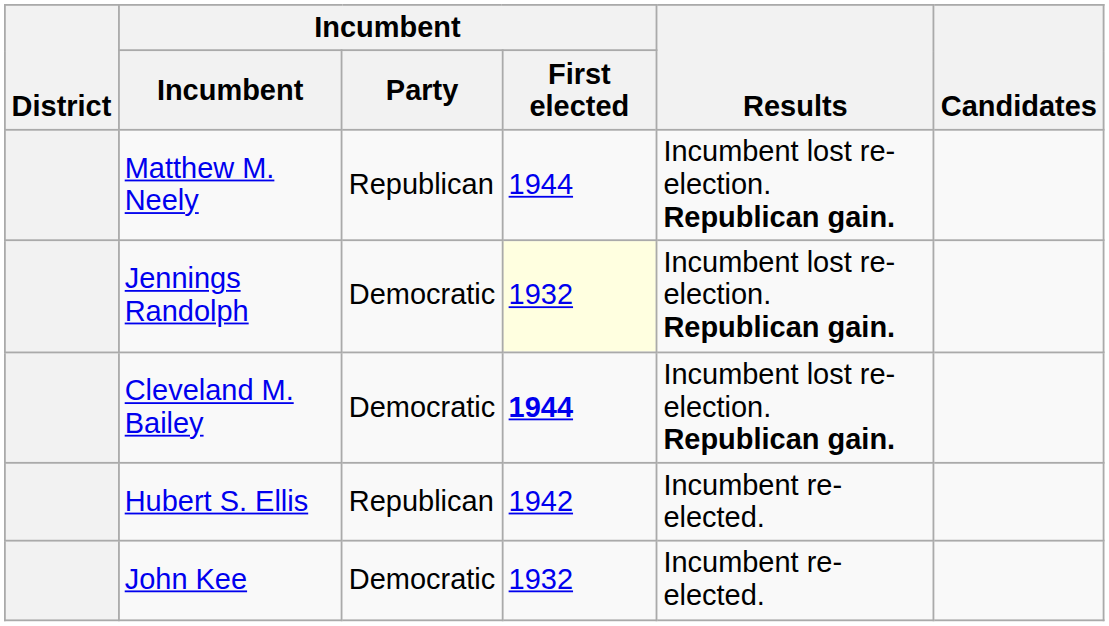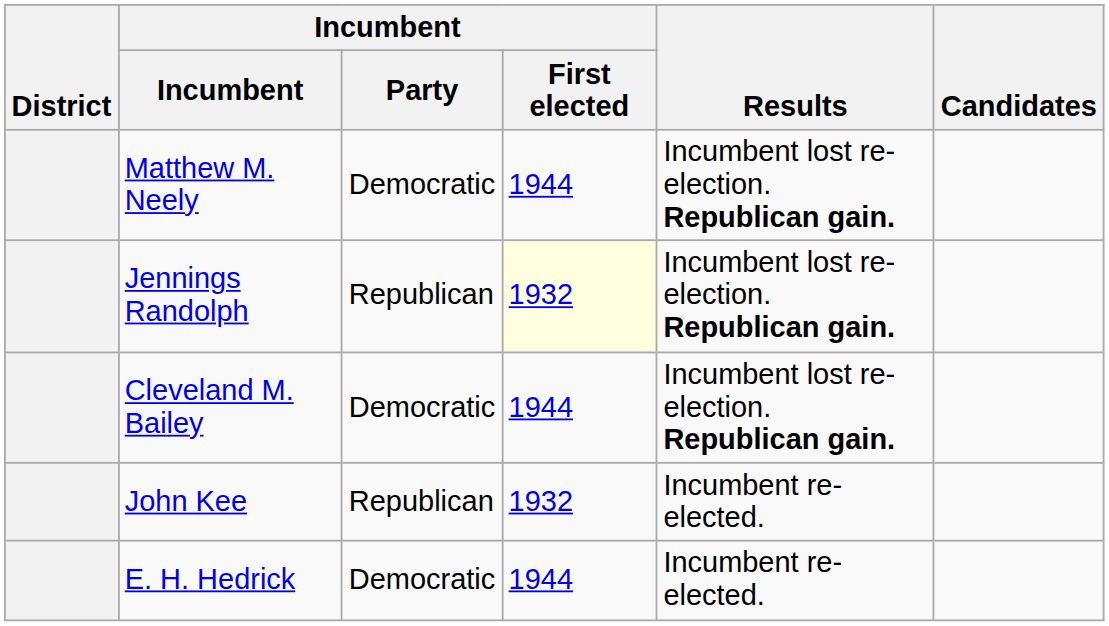(421, 184) Republican -> (422, 184) Democratic
(422, 295) Democratic -> (421, 295) Republican
(541, 406) bold -> (541, 406) normal
- row: (216, 501)
(422, 579) Democratic -> (421, 501) Republican
+ row: (210, 579)
